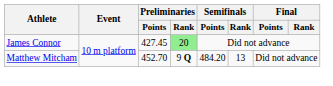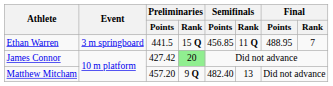+ row: (33, 43)
(154, 43) 427.45 -> (162, 58) 427.42
(154, 58) 452.70 -> (162, 74) 457.20
(212, 58) 484.20 -> (220, 74) 482.40
